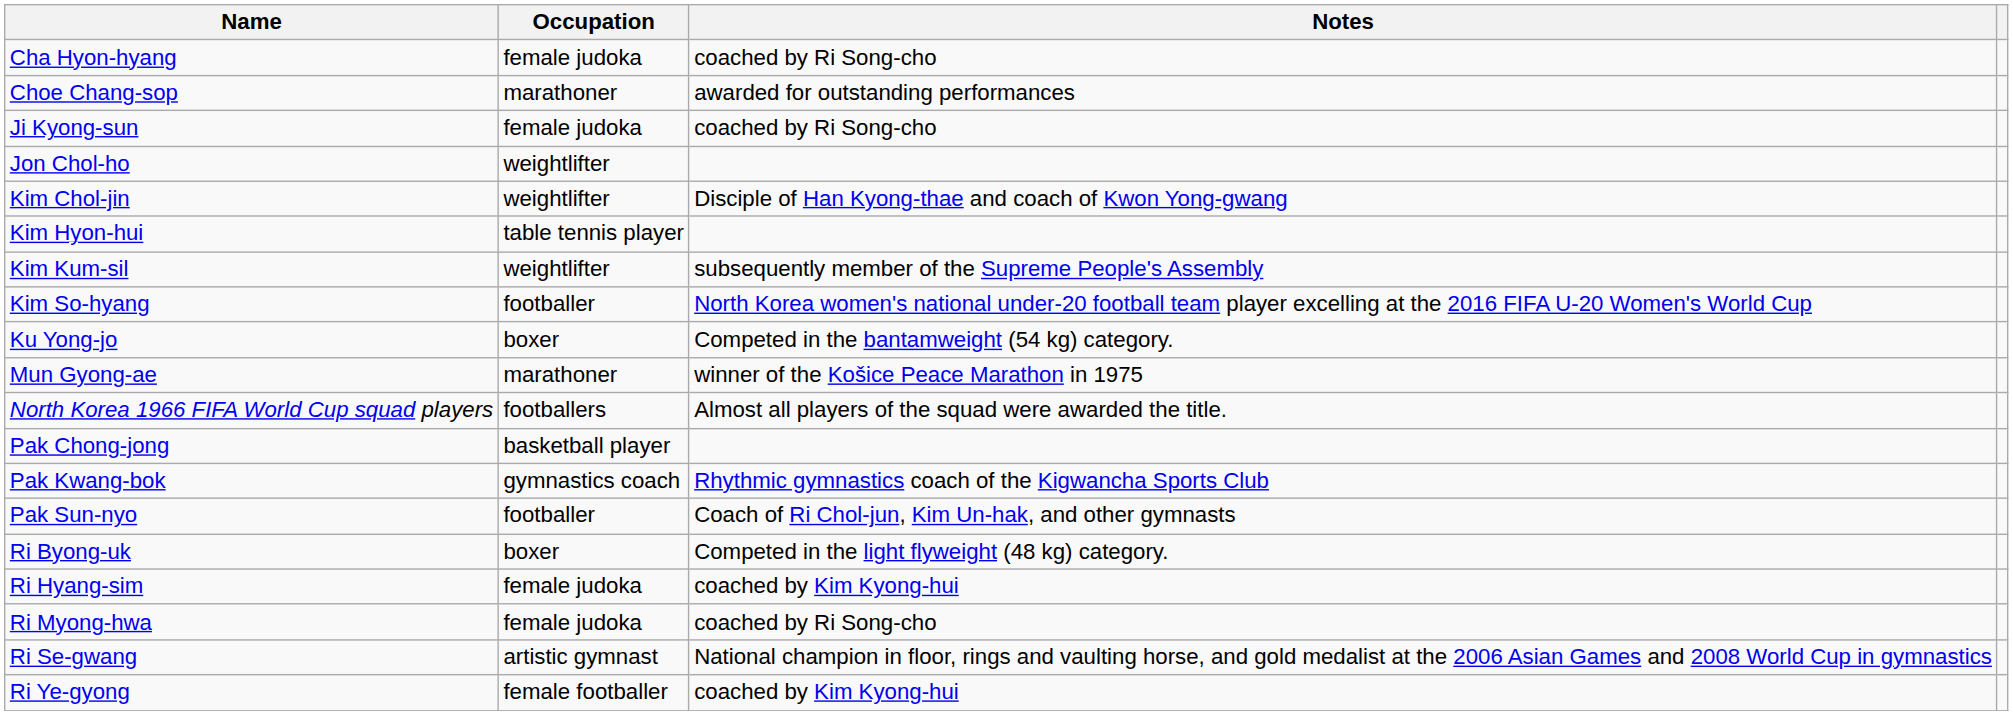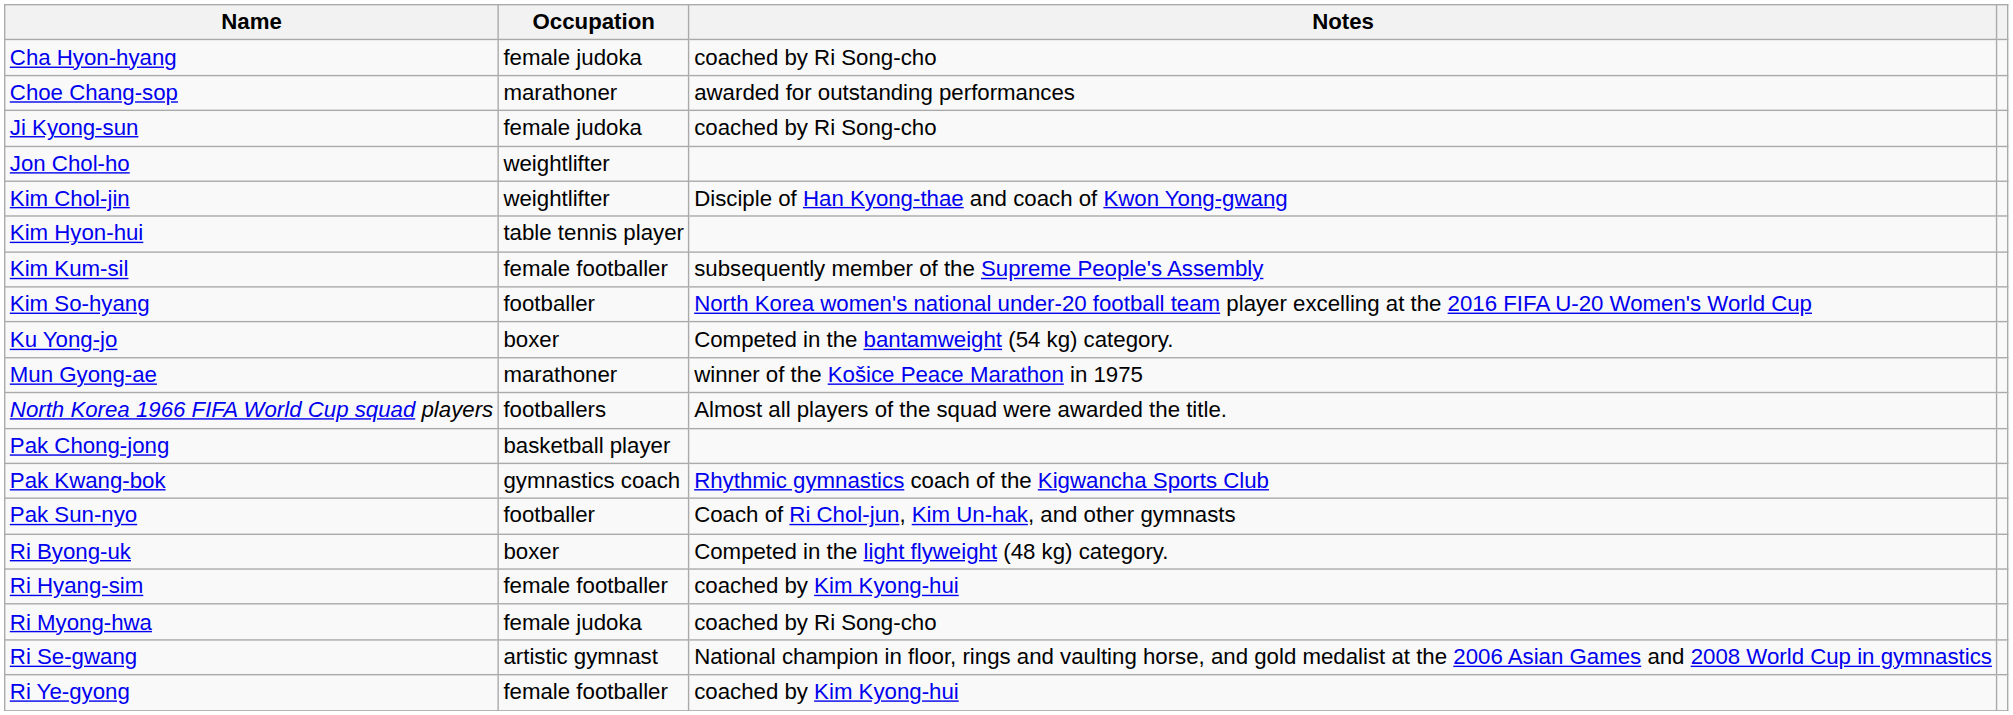(557, 269) weightlifter -> (586, 269) female footballer
(573, 586) female judoka -> (586, 586) female footballer
